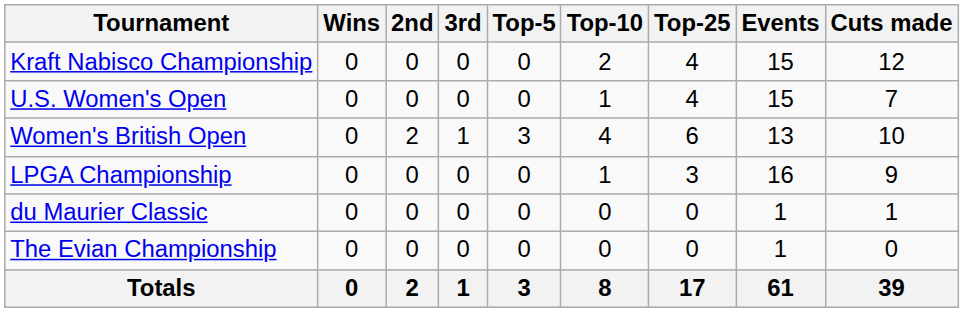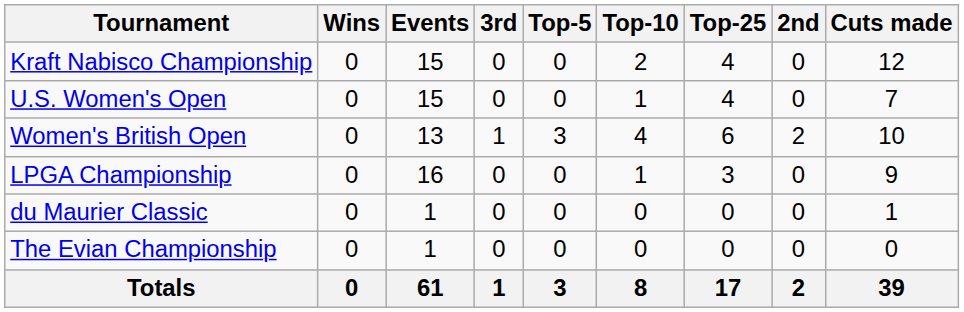columns swapped: (412, 23) <-> (780, 23)
